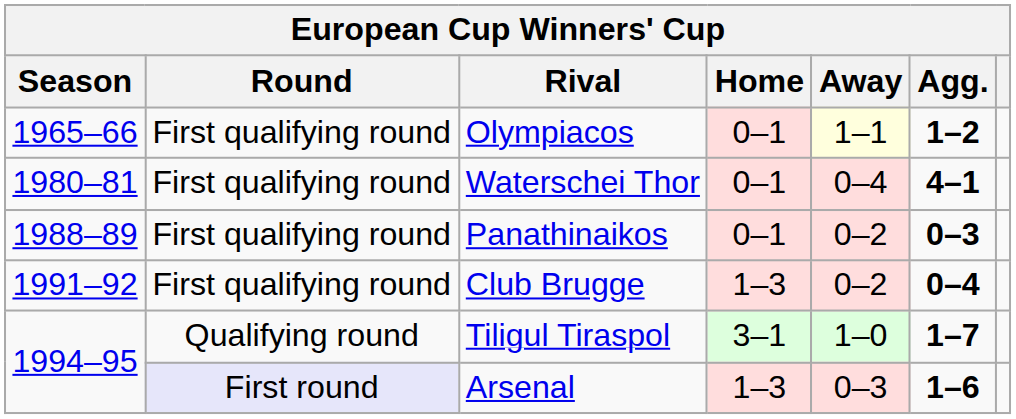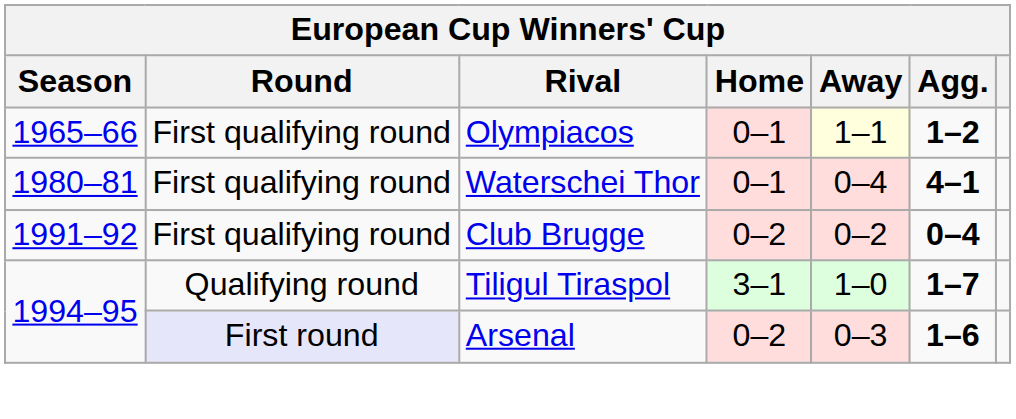- row: (567, 234)
(759, 285) 1–3 -> (759, 234) 0–2
(759, 387) 1–3 -> (759, 336) 0–2
